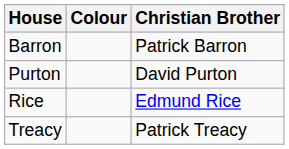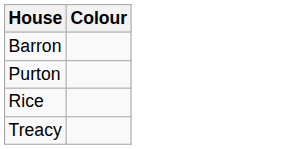- column: (208, 18)
